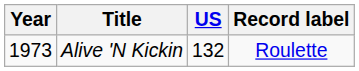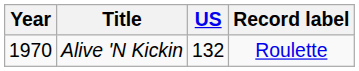(31, 50) 1973 -> (31, 50) 1970
